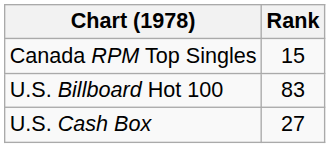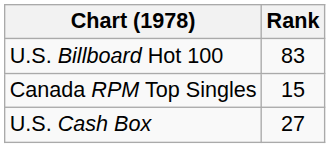rows swapped: (133, 55) <-> (117, 90)
